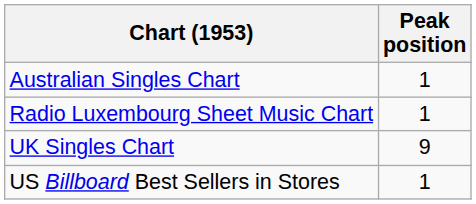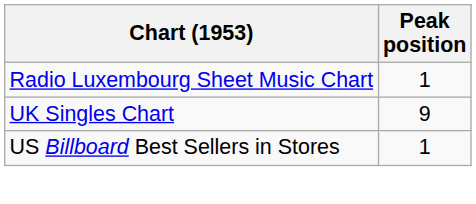- row: (125, 79)
